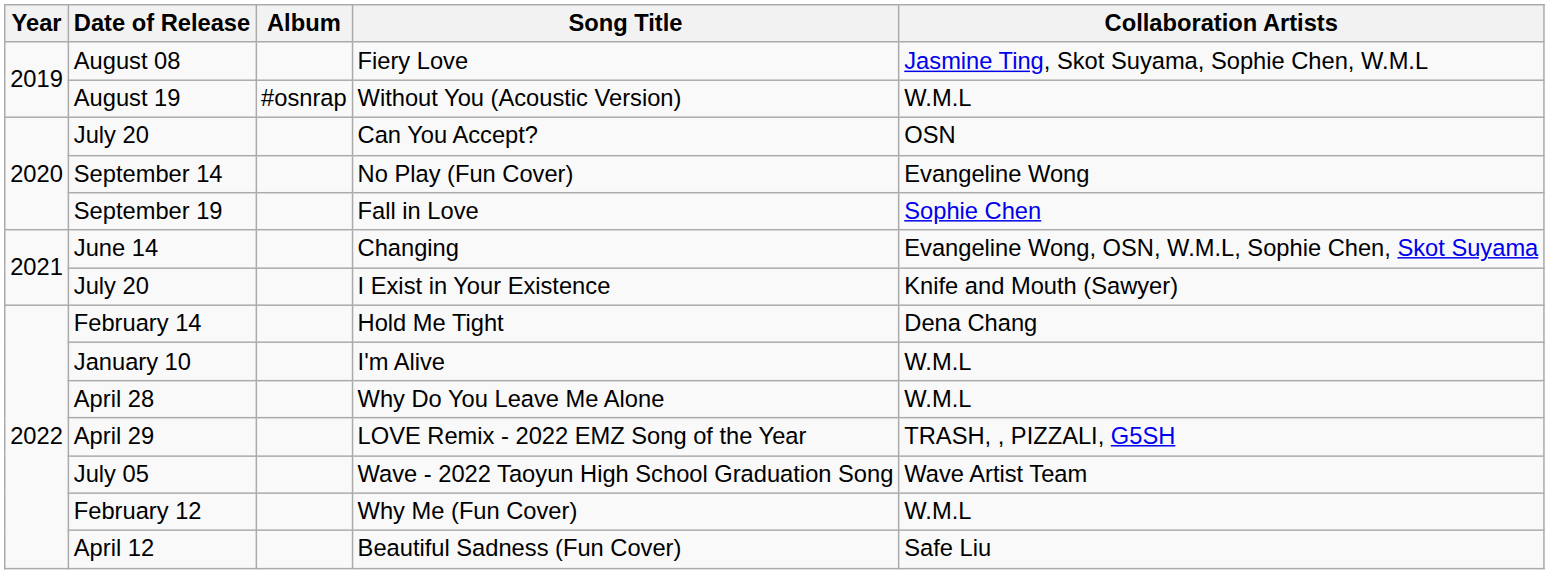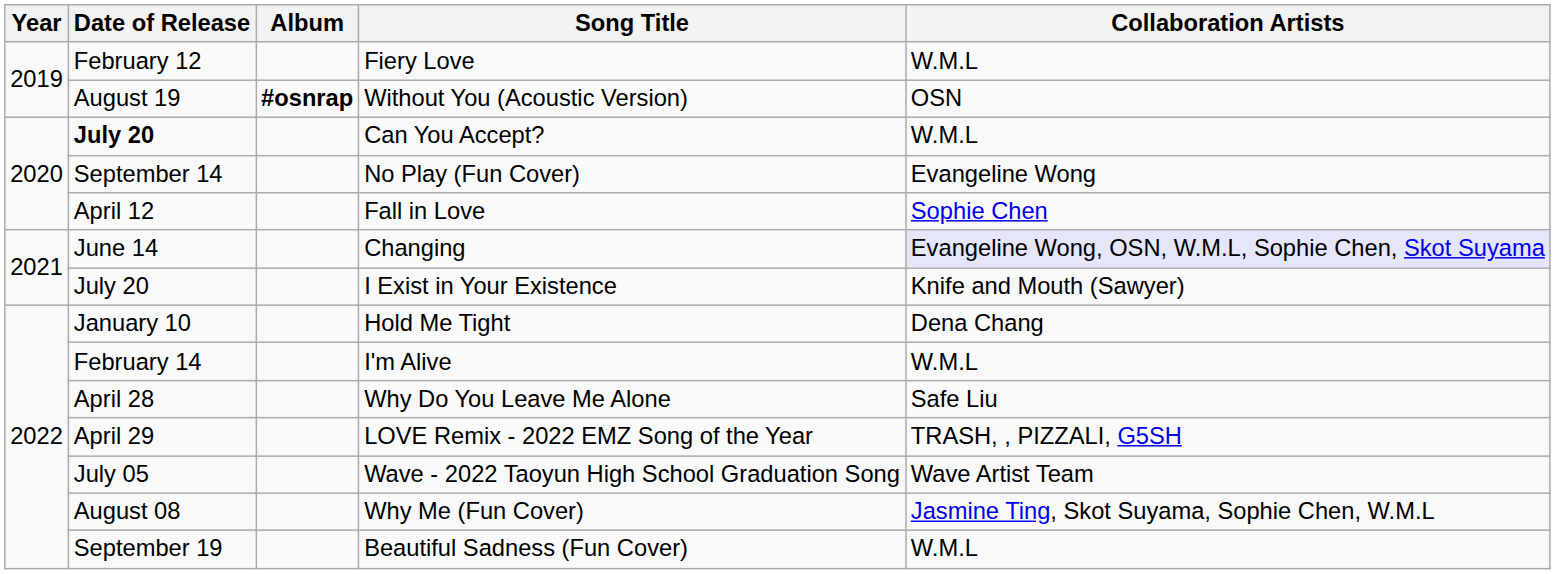(127, 60) August 08 -> (138, 60) February 12
(1166, 60) Jasmine Ting, Skot Suyama, Sophie Chen, W.M.L -> (944, 60) W.M.L
(304, 98) normal -> (307, 98) bold
(938, 98) W.M.L -> (936, 98) OSN
(111, 135) normal -> (114, 135) bold
(930, 135) OSN -> (944, 135) W.M.L
(148, 211) September 19 -> (114, 211) April 12
(1221, 248) no background -> (1228, 248) lavender background
(138, 323) February 14 -> (132, 323) January 10
(132, 361) January 10 -> (138, 361) February 14
(938, 398) W.M.L -> (954, 398) Safe Liu
(138, 511) February 12 -> (127, 511) August 08
(938, 511) W.M.L -> (1173, 511) Jasmine Ting, Skot Suyama, Sophie Chen, W.M.L
(114, 549) April 12 -> (148, 549) September 19
(948, 549) Safe Liu -> (944, 549) W.M.L
